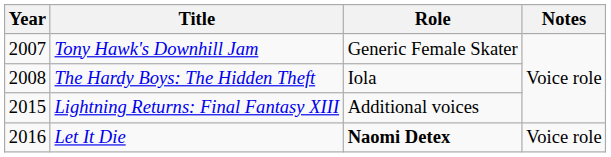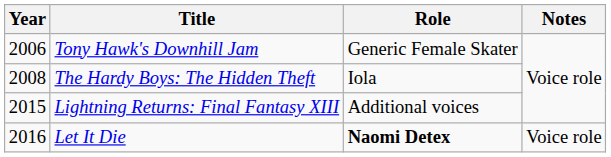(27, 48) 2007 -> (27, 48) 2006
